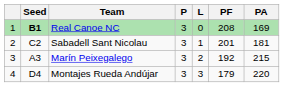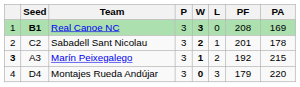+ column: (200, 12)
(261, 43) 181 -> (278, 43) 178
(13, 58) normal -> (13, 58) bold
